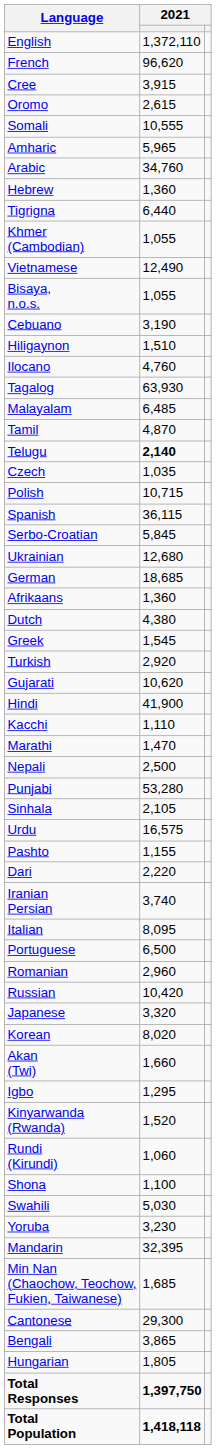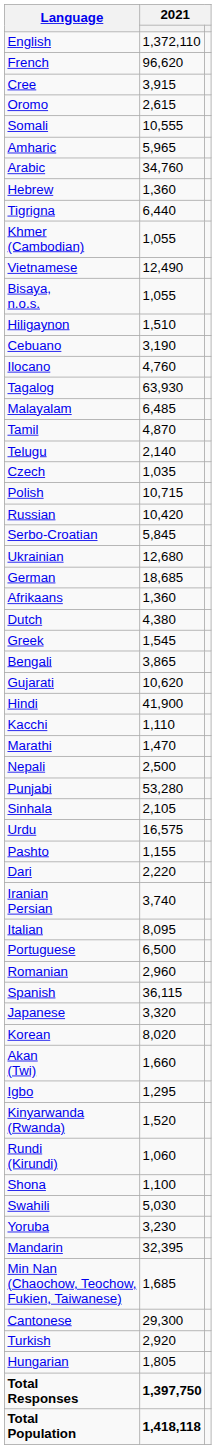rows swapped: (34, 324) <-> (38, 345)
(159, 451) bold -> (159, 451) normal
rows swapped: (31, 992) <-> (31, 514)
rows swapped: (30, 1341) <-> (29, 661)
